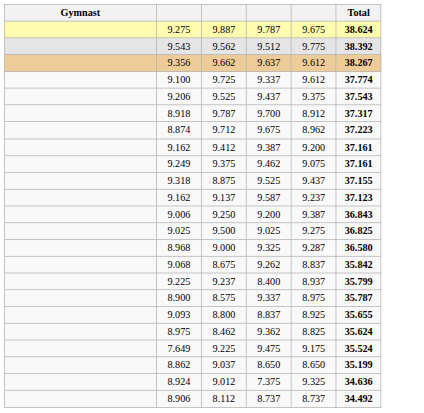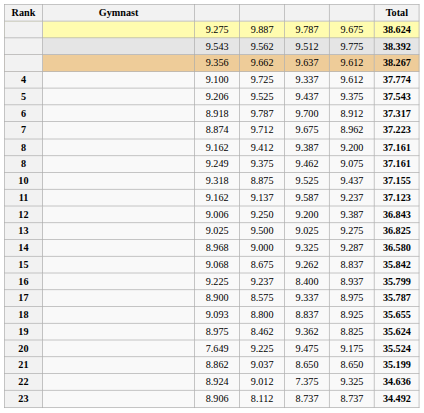+ column: (23, 13)
